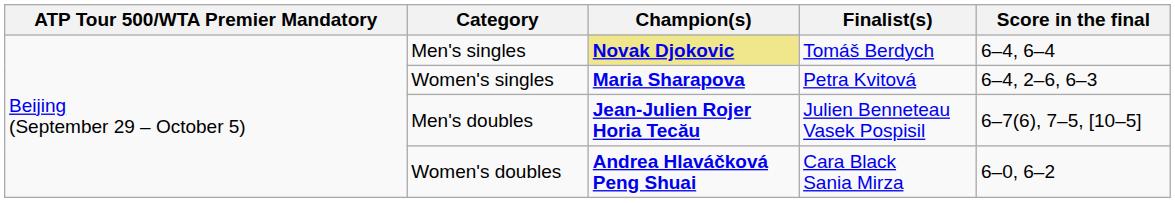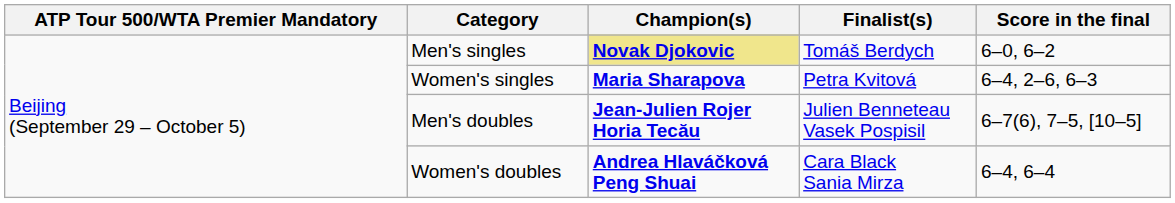(1018, 50) 6–4, 6–4 -> (1018, 50) 6–0, 6–2
(1018, 172) 6–0, 6–2 -> (1018, 172) 6–4, 6–4
